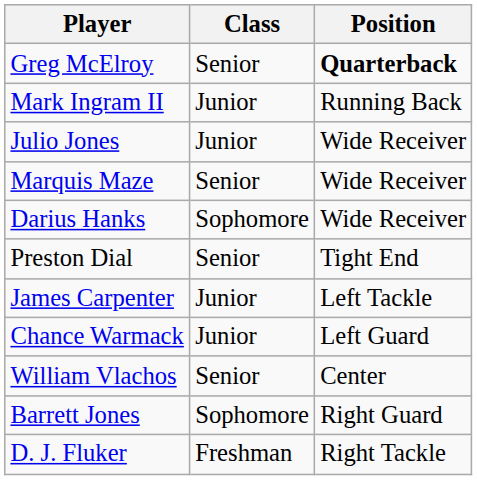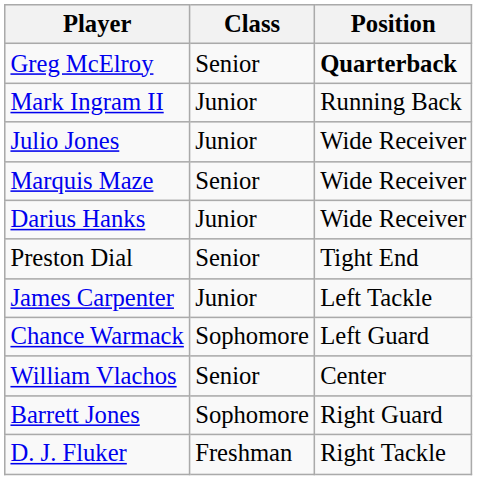(252, 219) Sophomore -> (226, 219) Junior
(226, 336) Junior -> (252, 336) Sophomore
